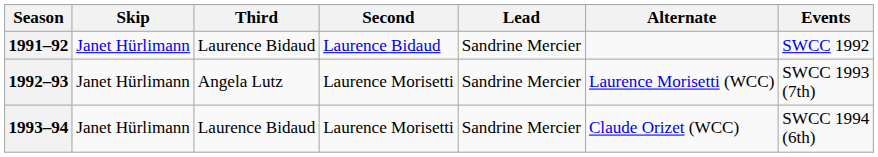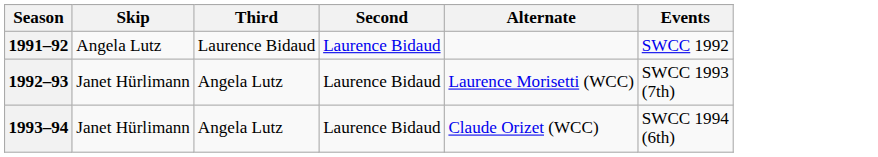- column: (521, 18)
(133, 45) Janet Hürlimann -> (119, 45) Angela Lutz
(388, 82) Laurence Morisetti -> (382, 82) Laurence Bidaud
(257, 128) Laurence Bidaud -> (240, 128) Angela Lutz
(388, 128) Laurence Morisetti -> (382, 128) Laurence Bidaud
